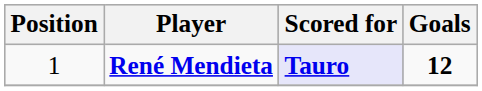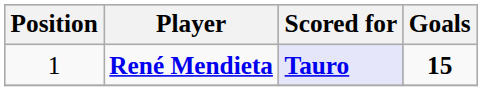(440, 64) 12 -> (440, 64) 15
